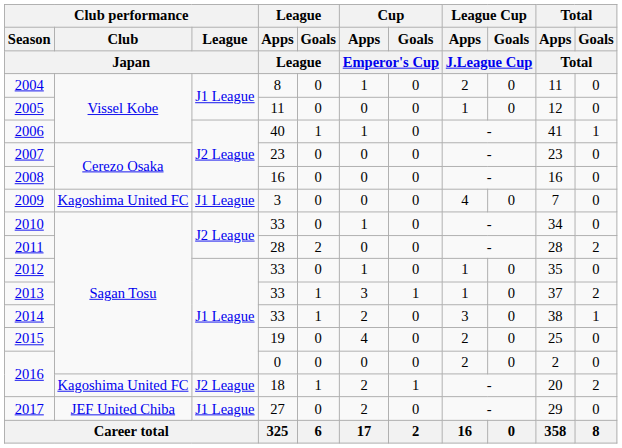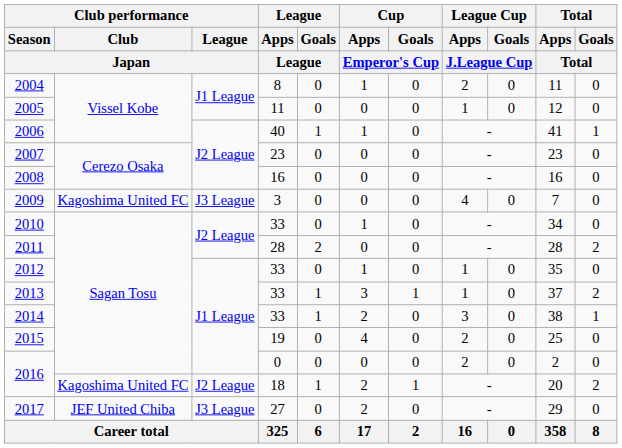(225, 200) J1 League -> (225, 200) J3 League
(225, 408) J1 League -> (225, 408) J3 League
